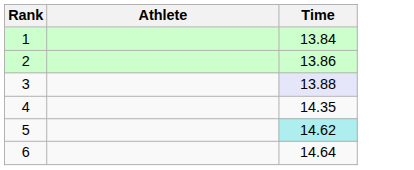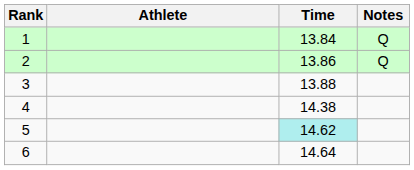+ column: (383, 15)
(318, 84) lavender background -> (318, 84) no background
(318, 107) 14.35 -> (318, 107) 14.38
